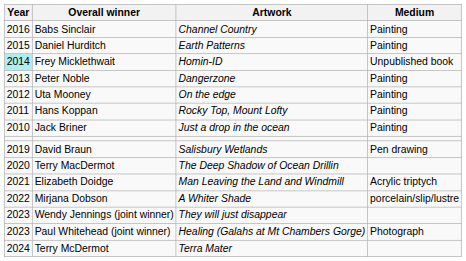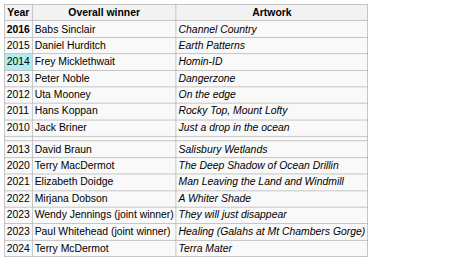- column: (415, 12)
(18, 29) normal -> (18, 29) bold
(18, 149) 2019 -> (18, 149) 2013
